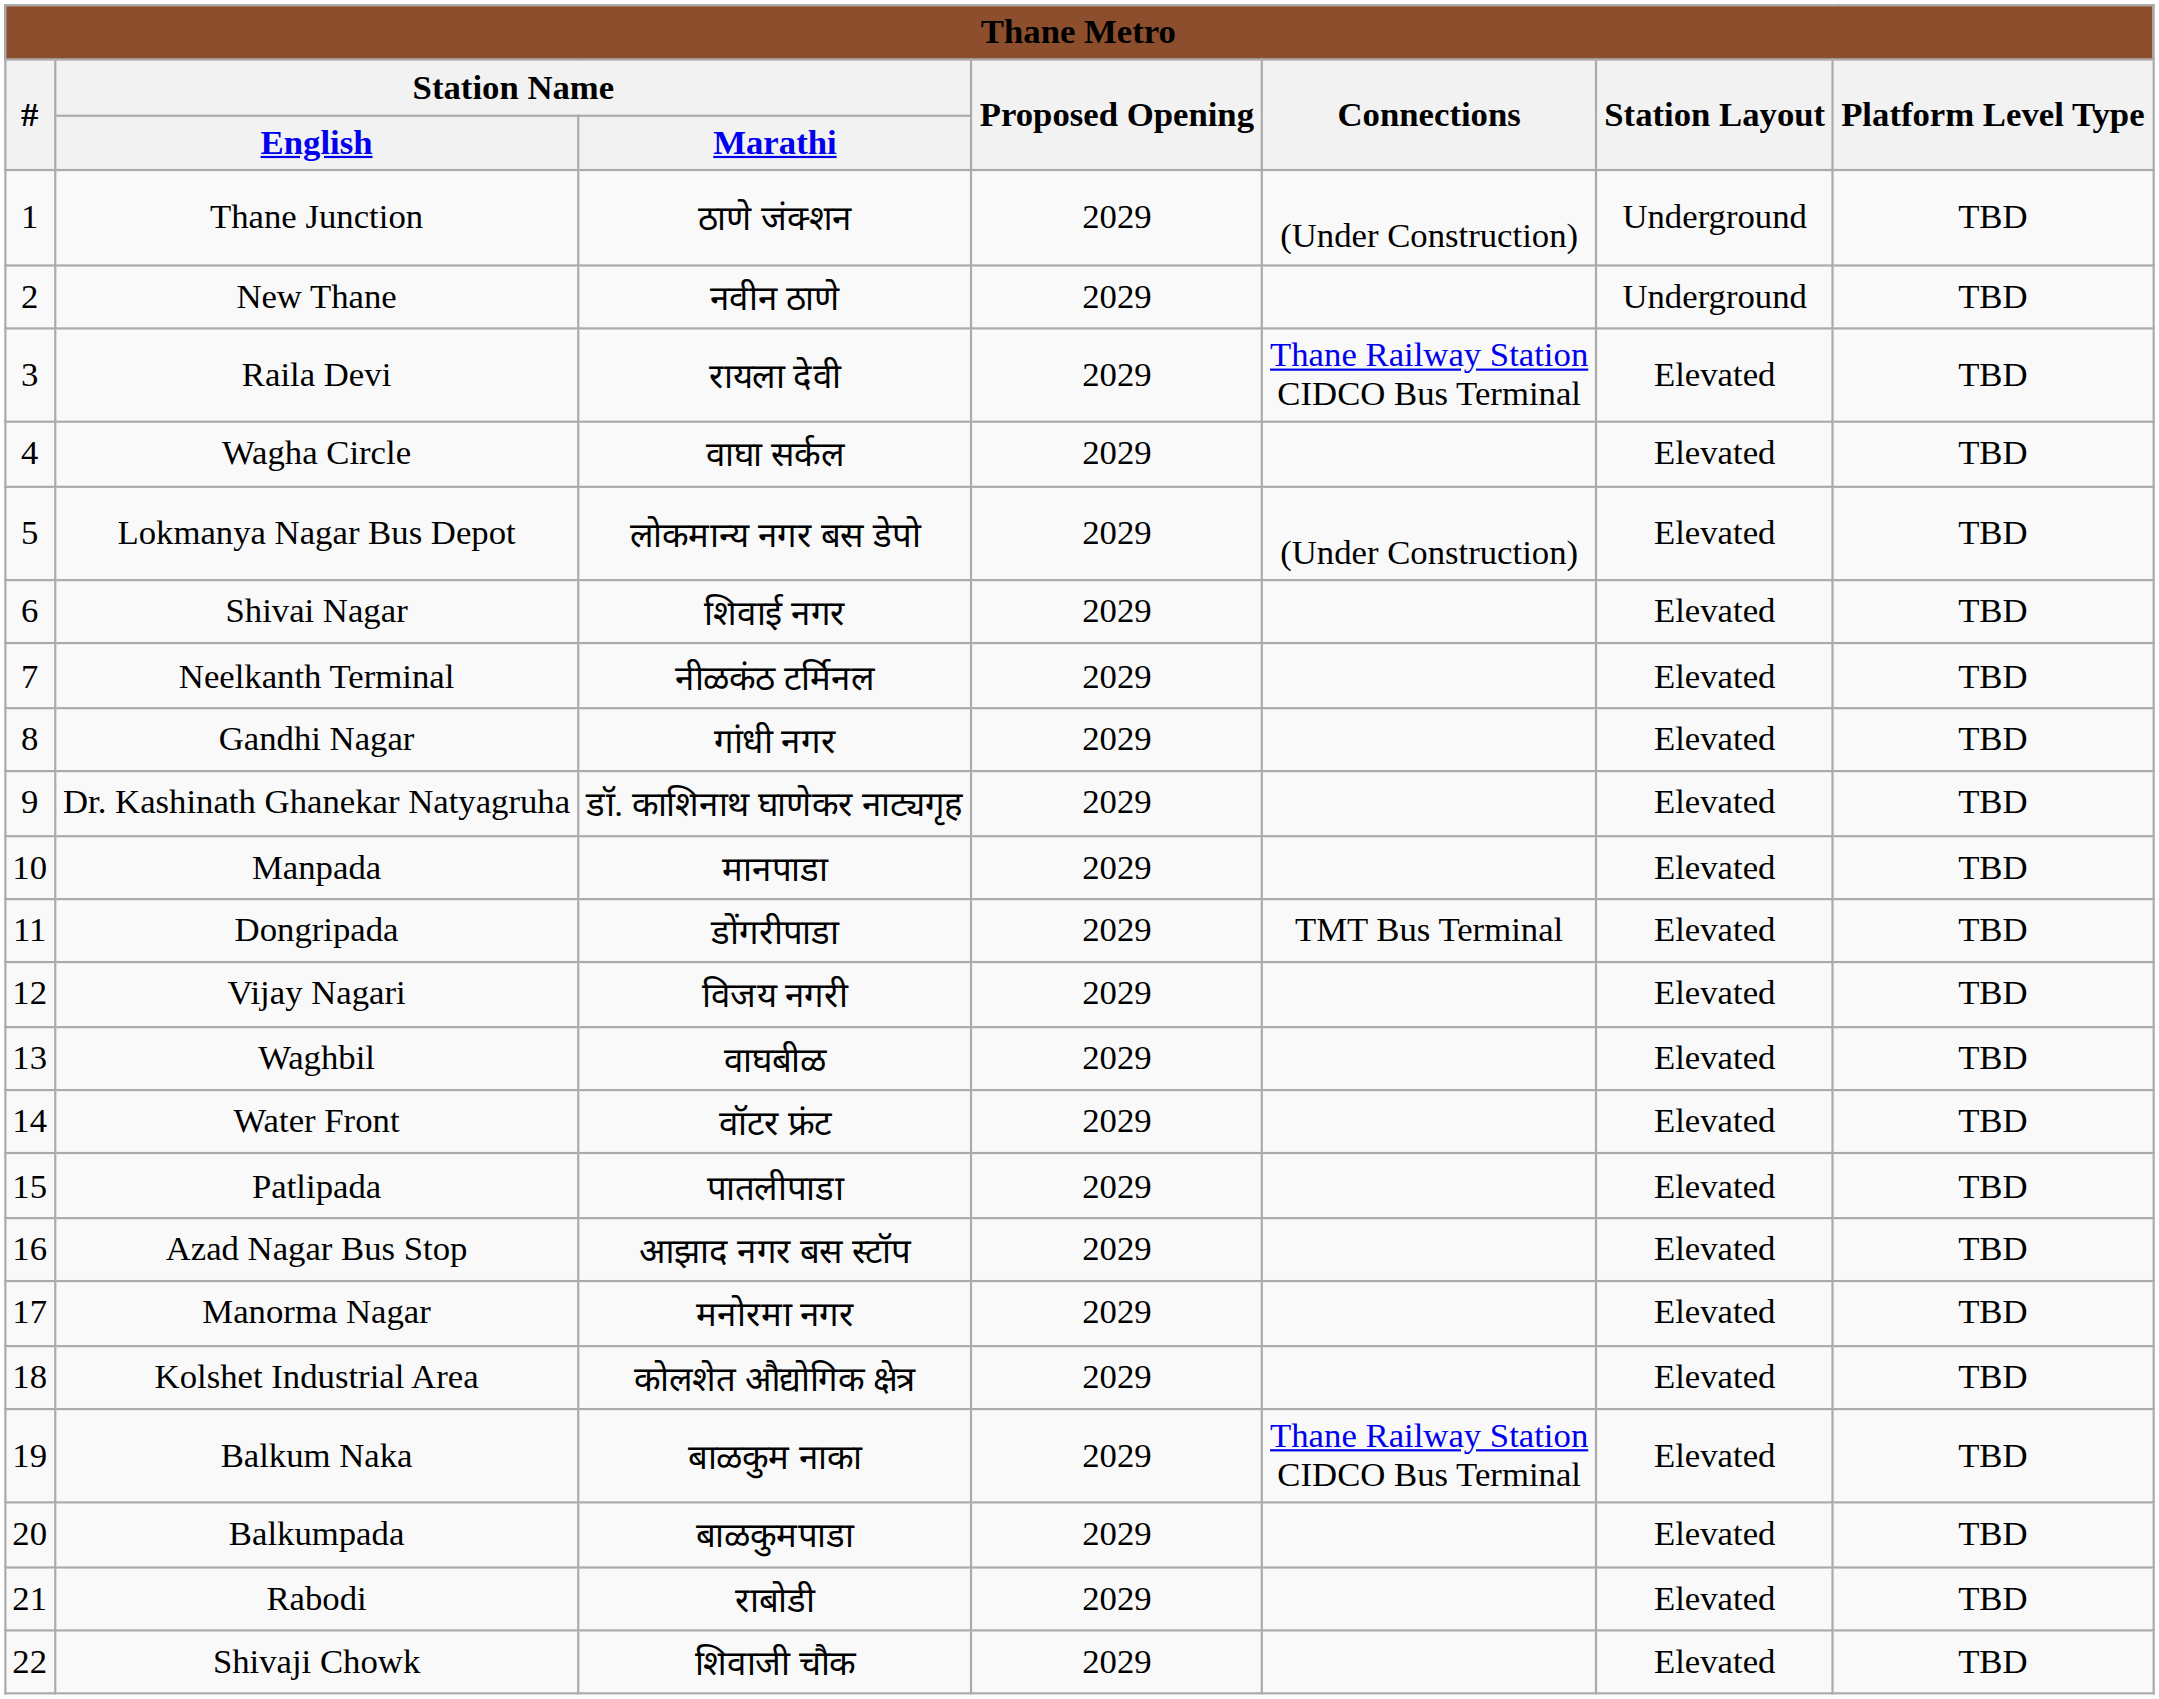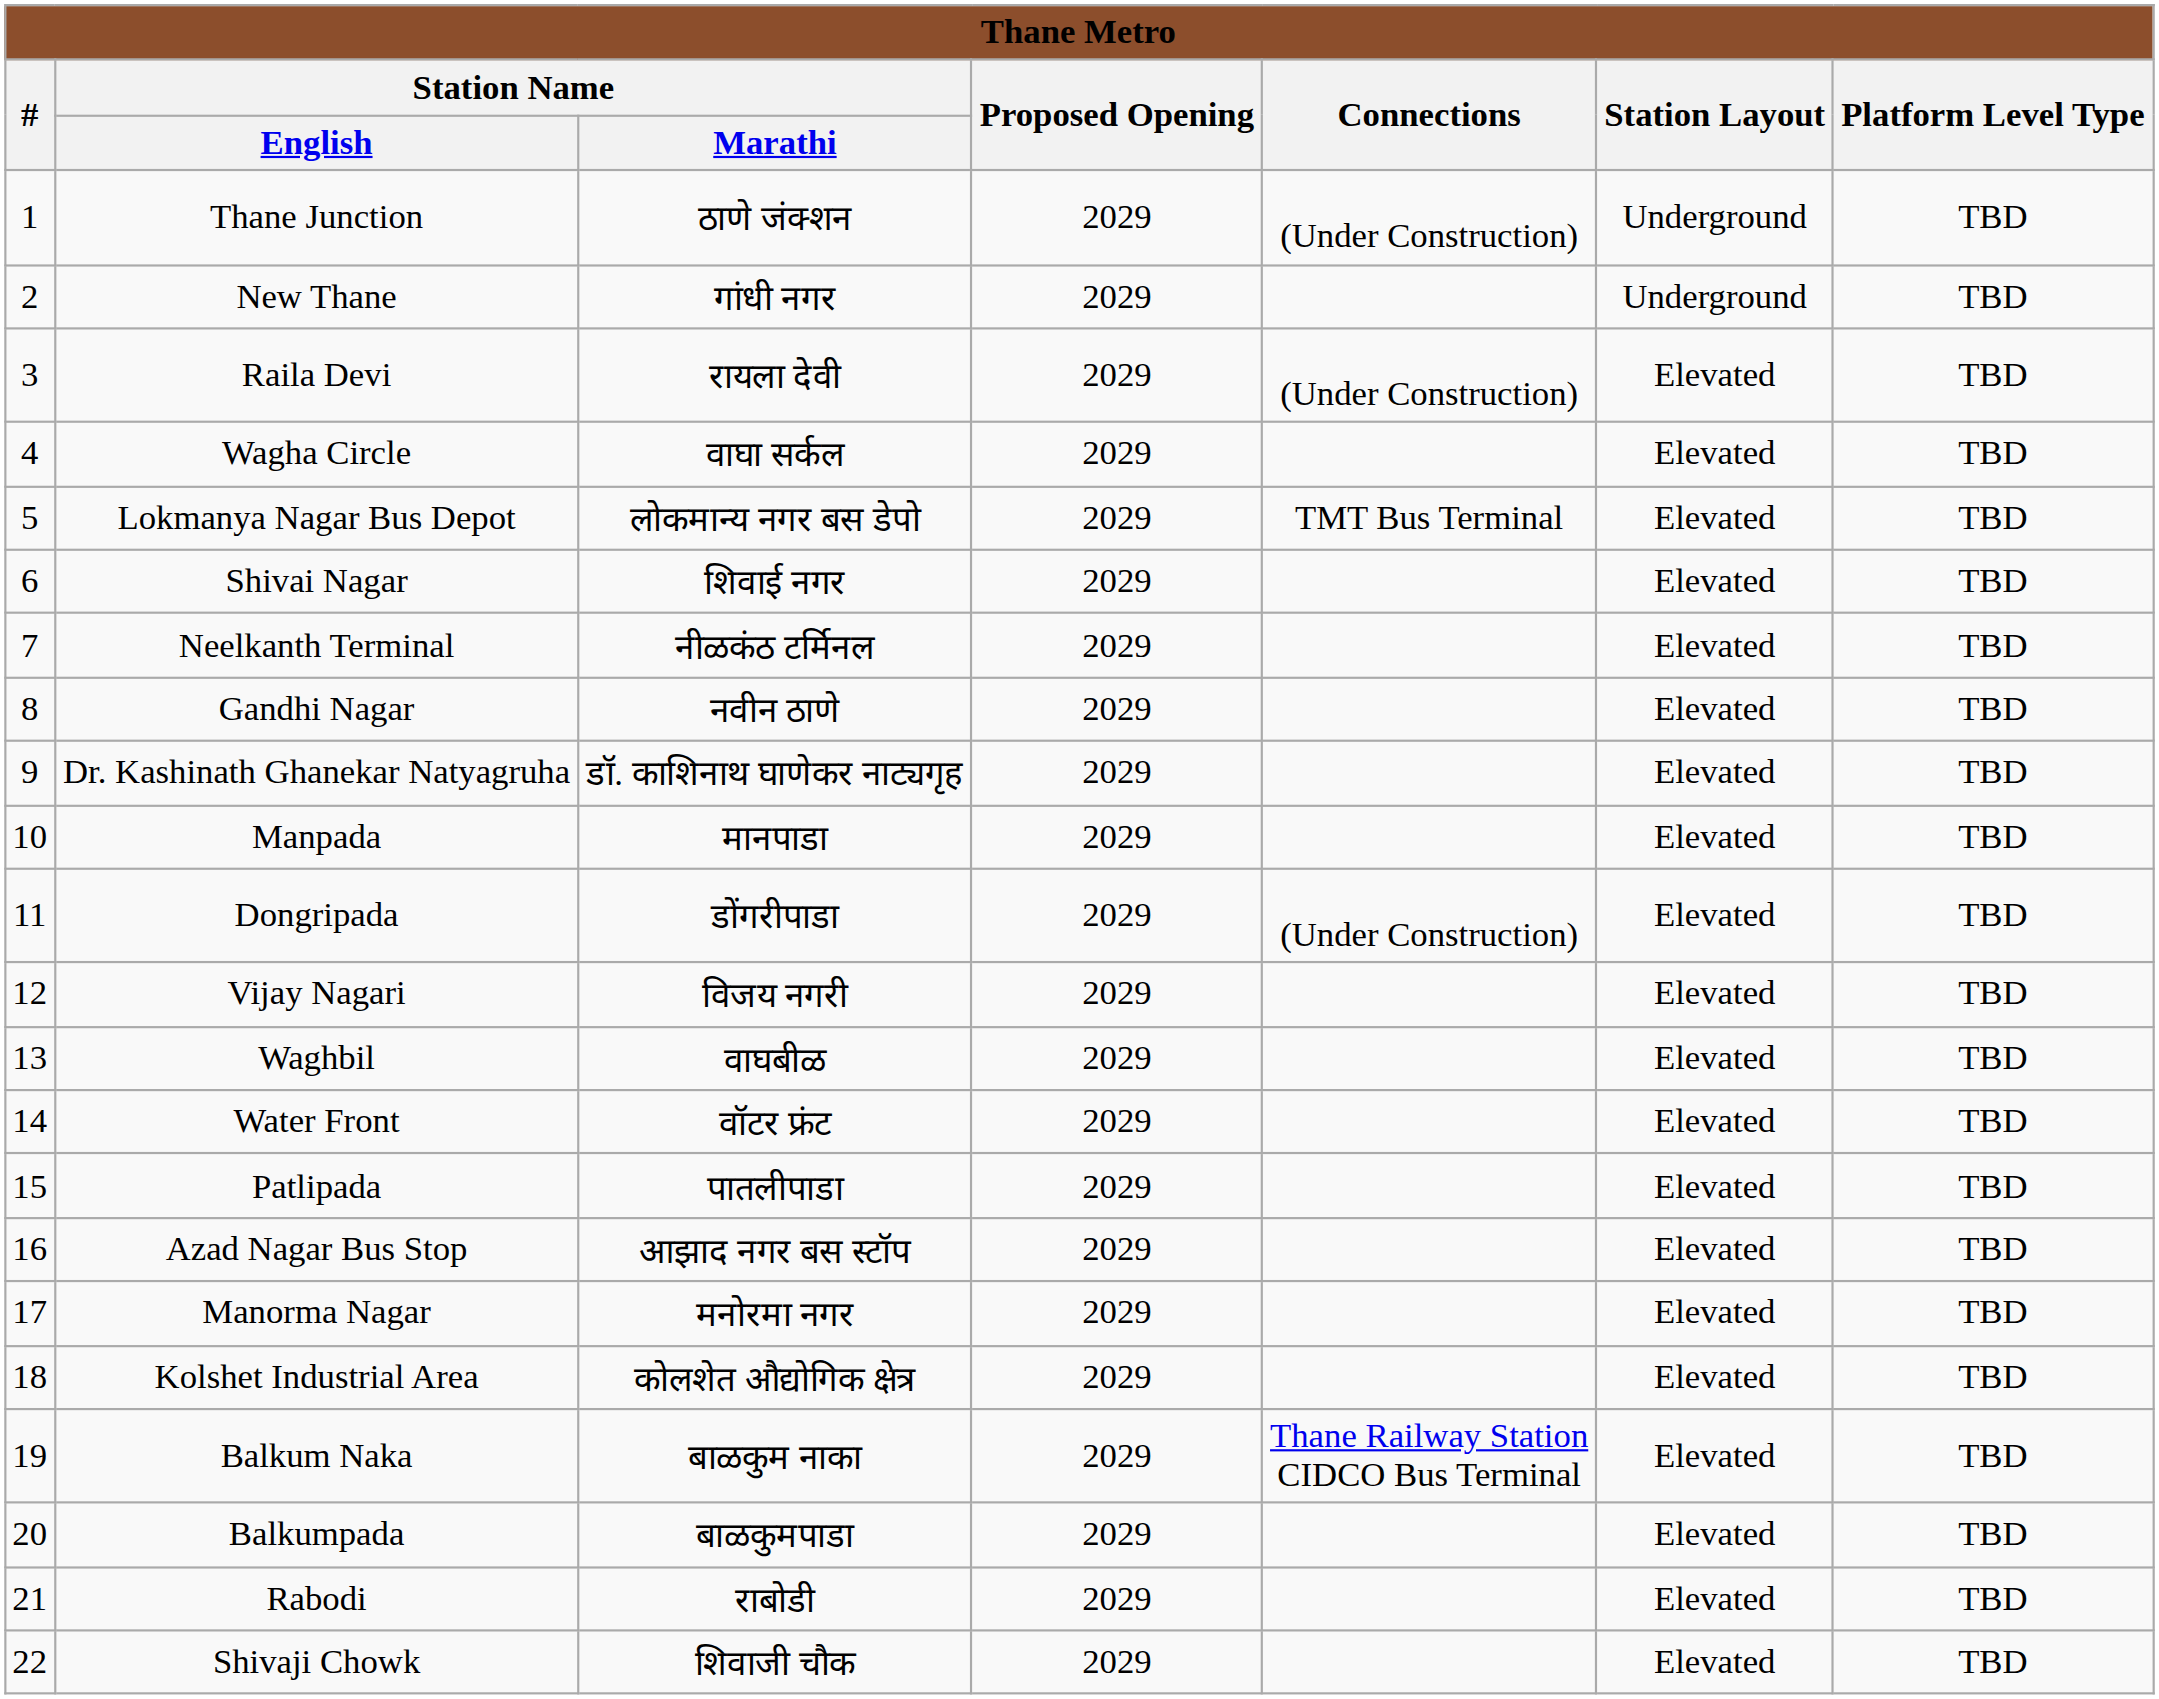(775, 297) नवीन ठाणे -> (775, 297) गांधी नगर
(1429, 374) Thane Railway Station CIDCO Bus Terminal -> (1429, 394) (Under Construction)
(1429, 552) (Under Construction) -> (1429, 517) TMT Bus Terminal
(775, 741) गांधी नगर -> (775, 710) नवीन ठाणे
(1429, 930) TMT Bus Terminal -> (1429, 934) (Under Construction)
